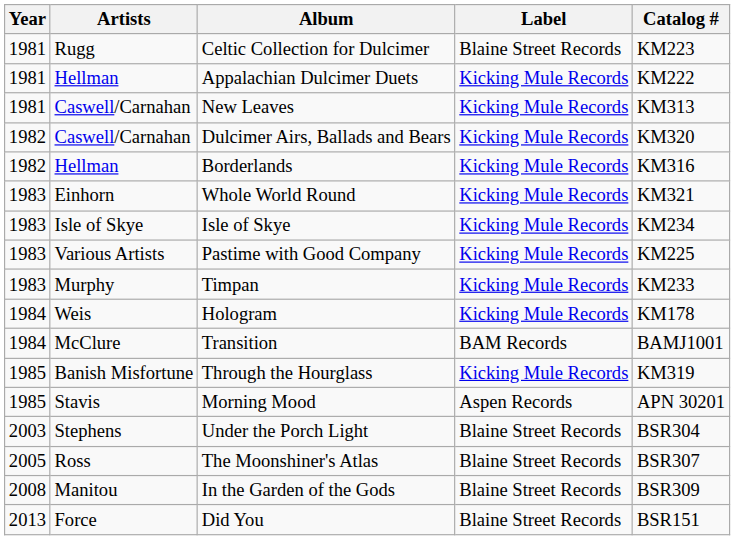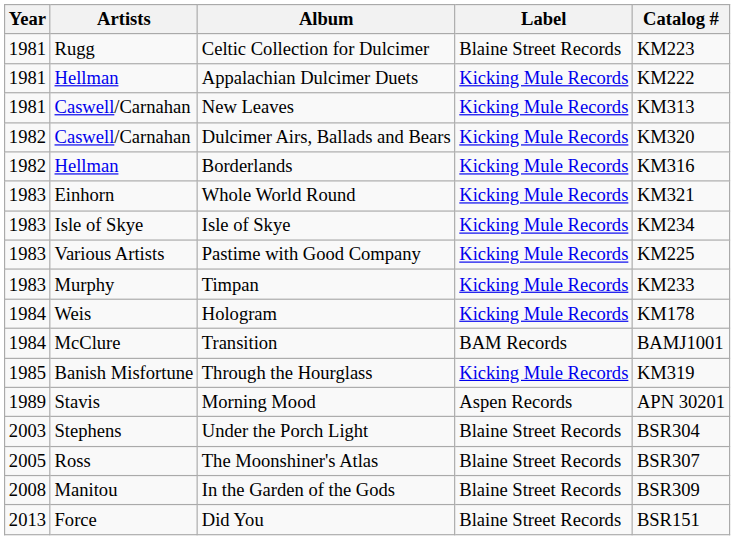(27, 401) 1985 -> (27, 401) 1989
